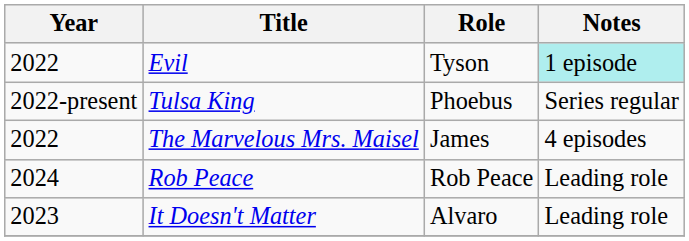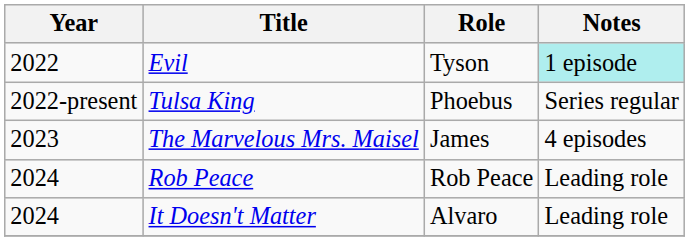(35, 139) 2022 -> (35, 139) 2023
(35, 216) 2023 -> (35, 216) 2024
